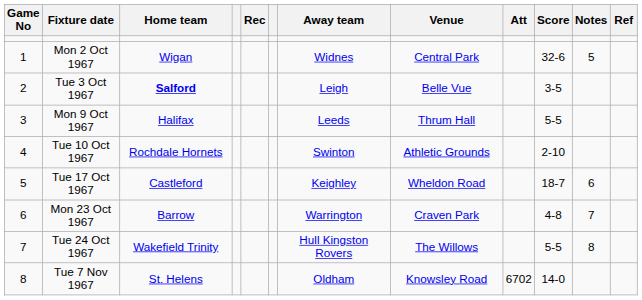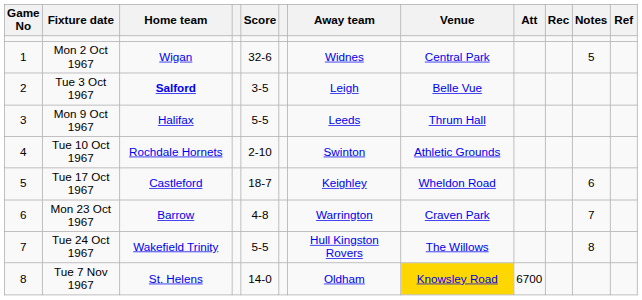columns swapped: (553, 20) <-> (255, 20)
(447, 279) no background -> (457, 279) gold background
(519, 279) 6702 -> (529, 279) 6700
